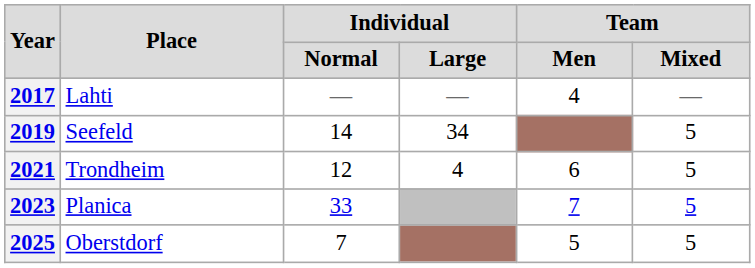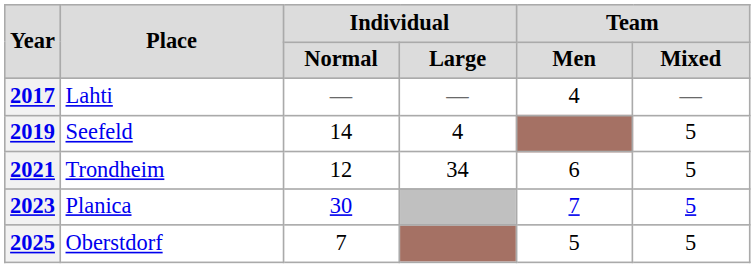(458, 132) 34 -> (458, 132) 4
(458, 169) 4 -> (458, 169) 34
(341, 205) 33 -> (341, 205) 30
